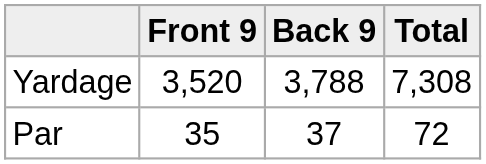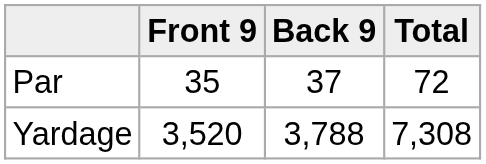rows swapped: (72, 82) <-> (38, 133)
